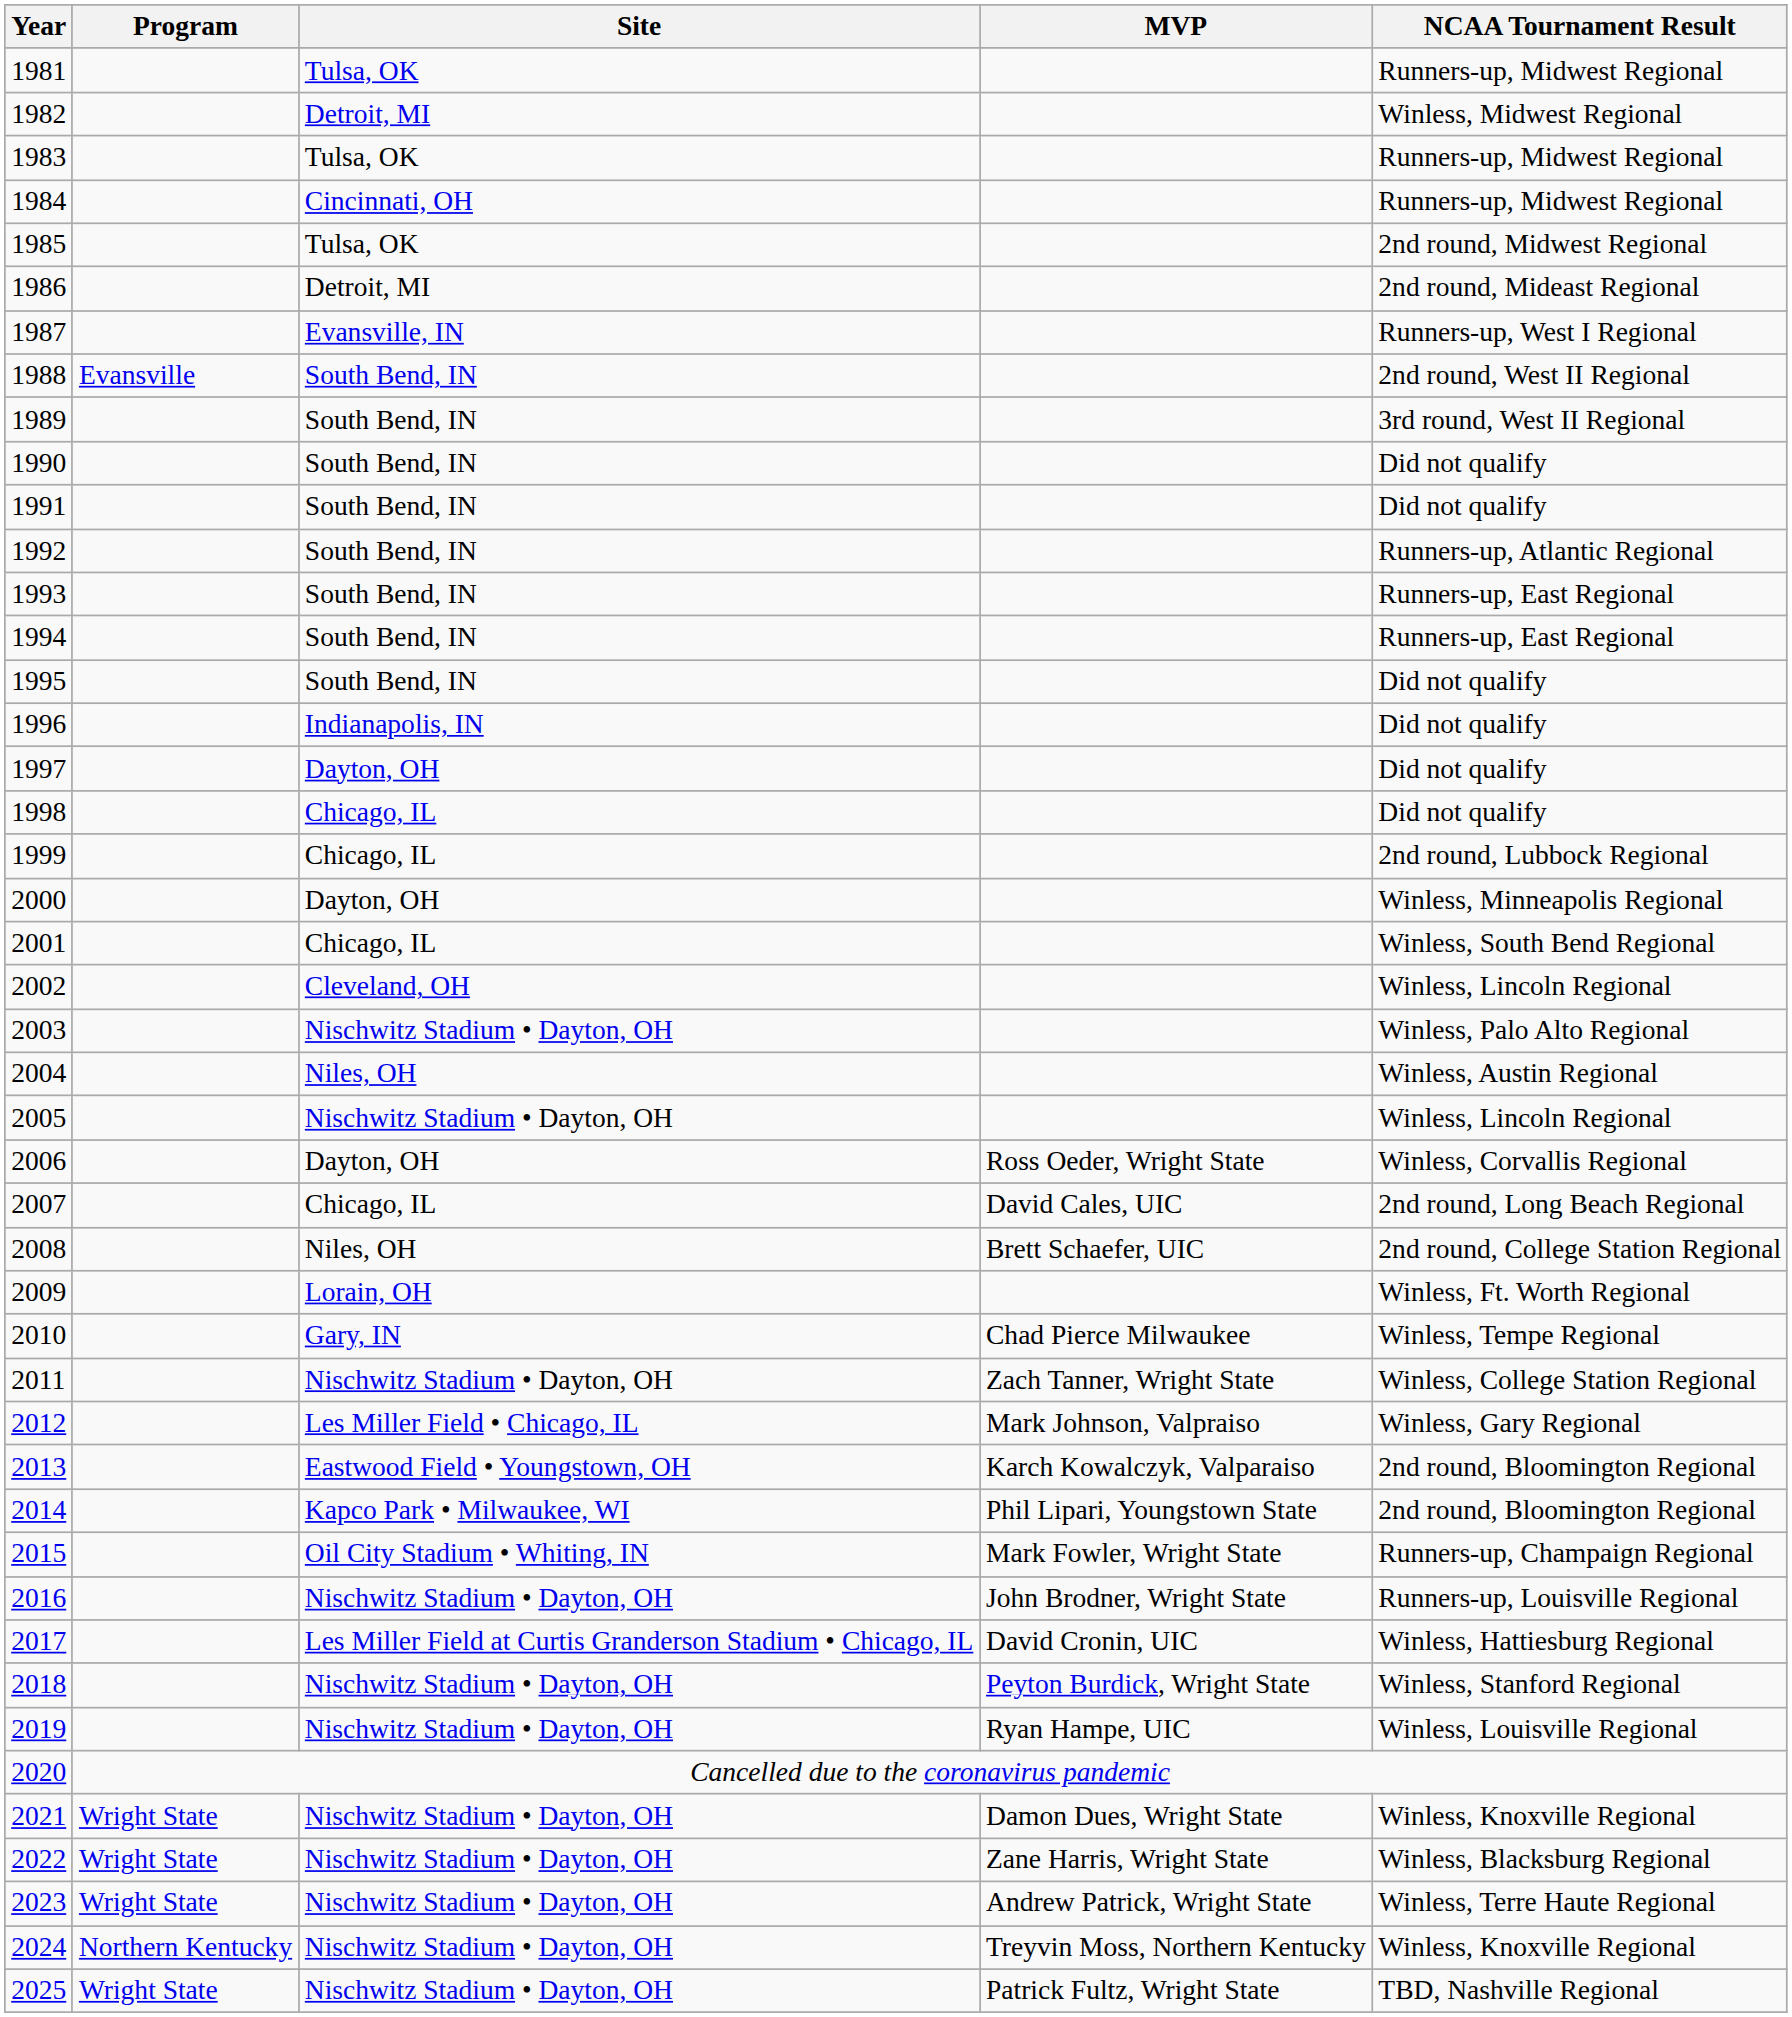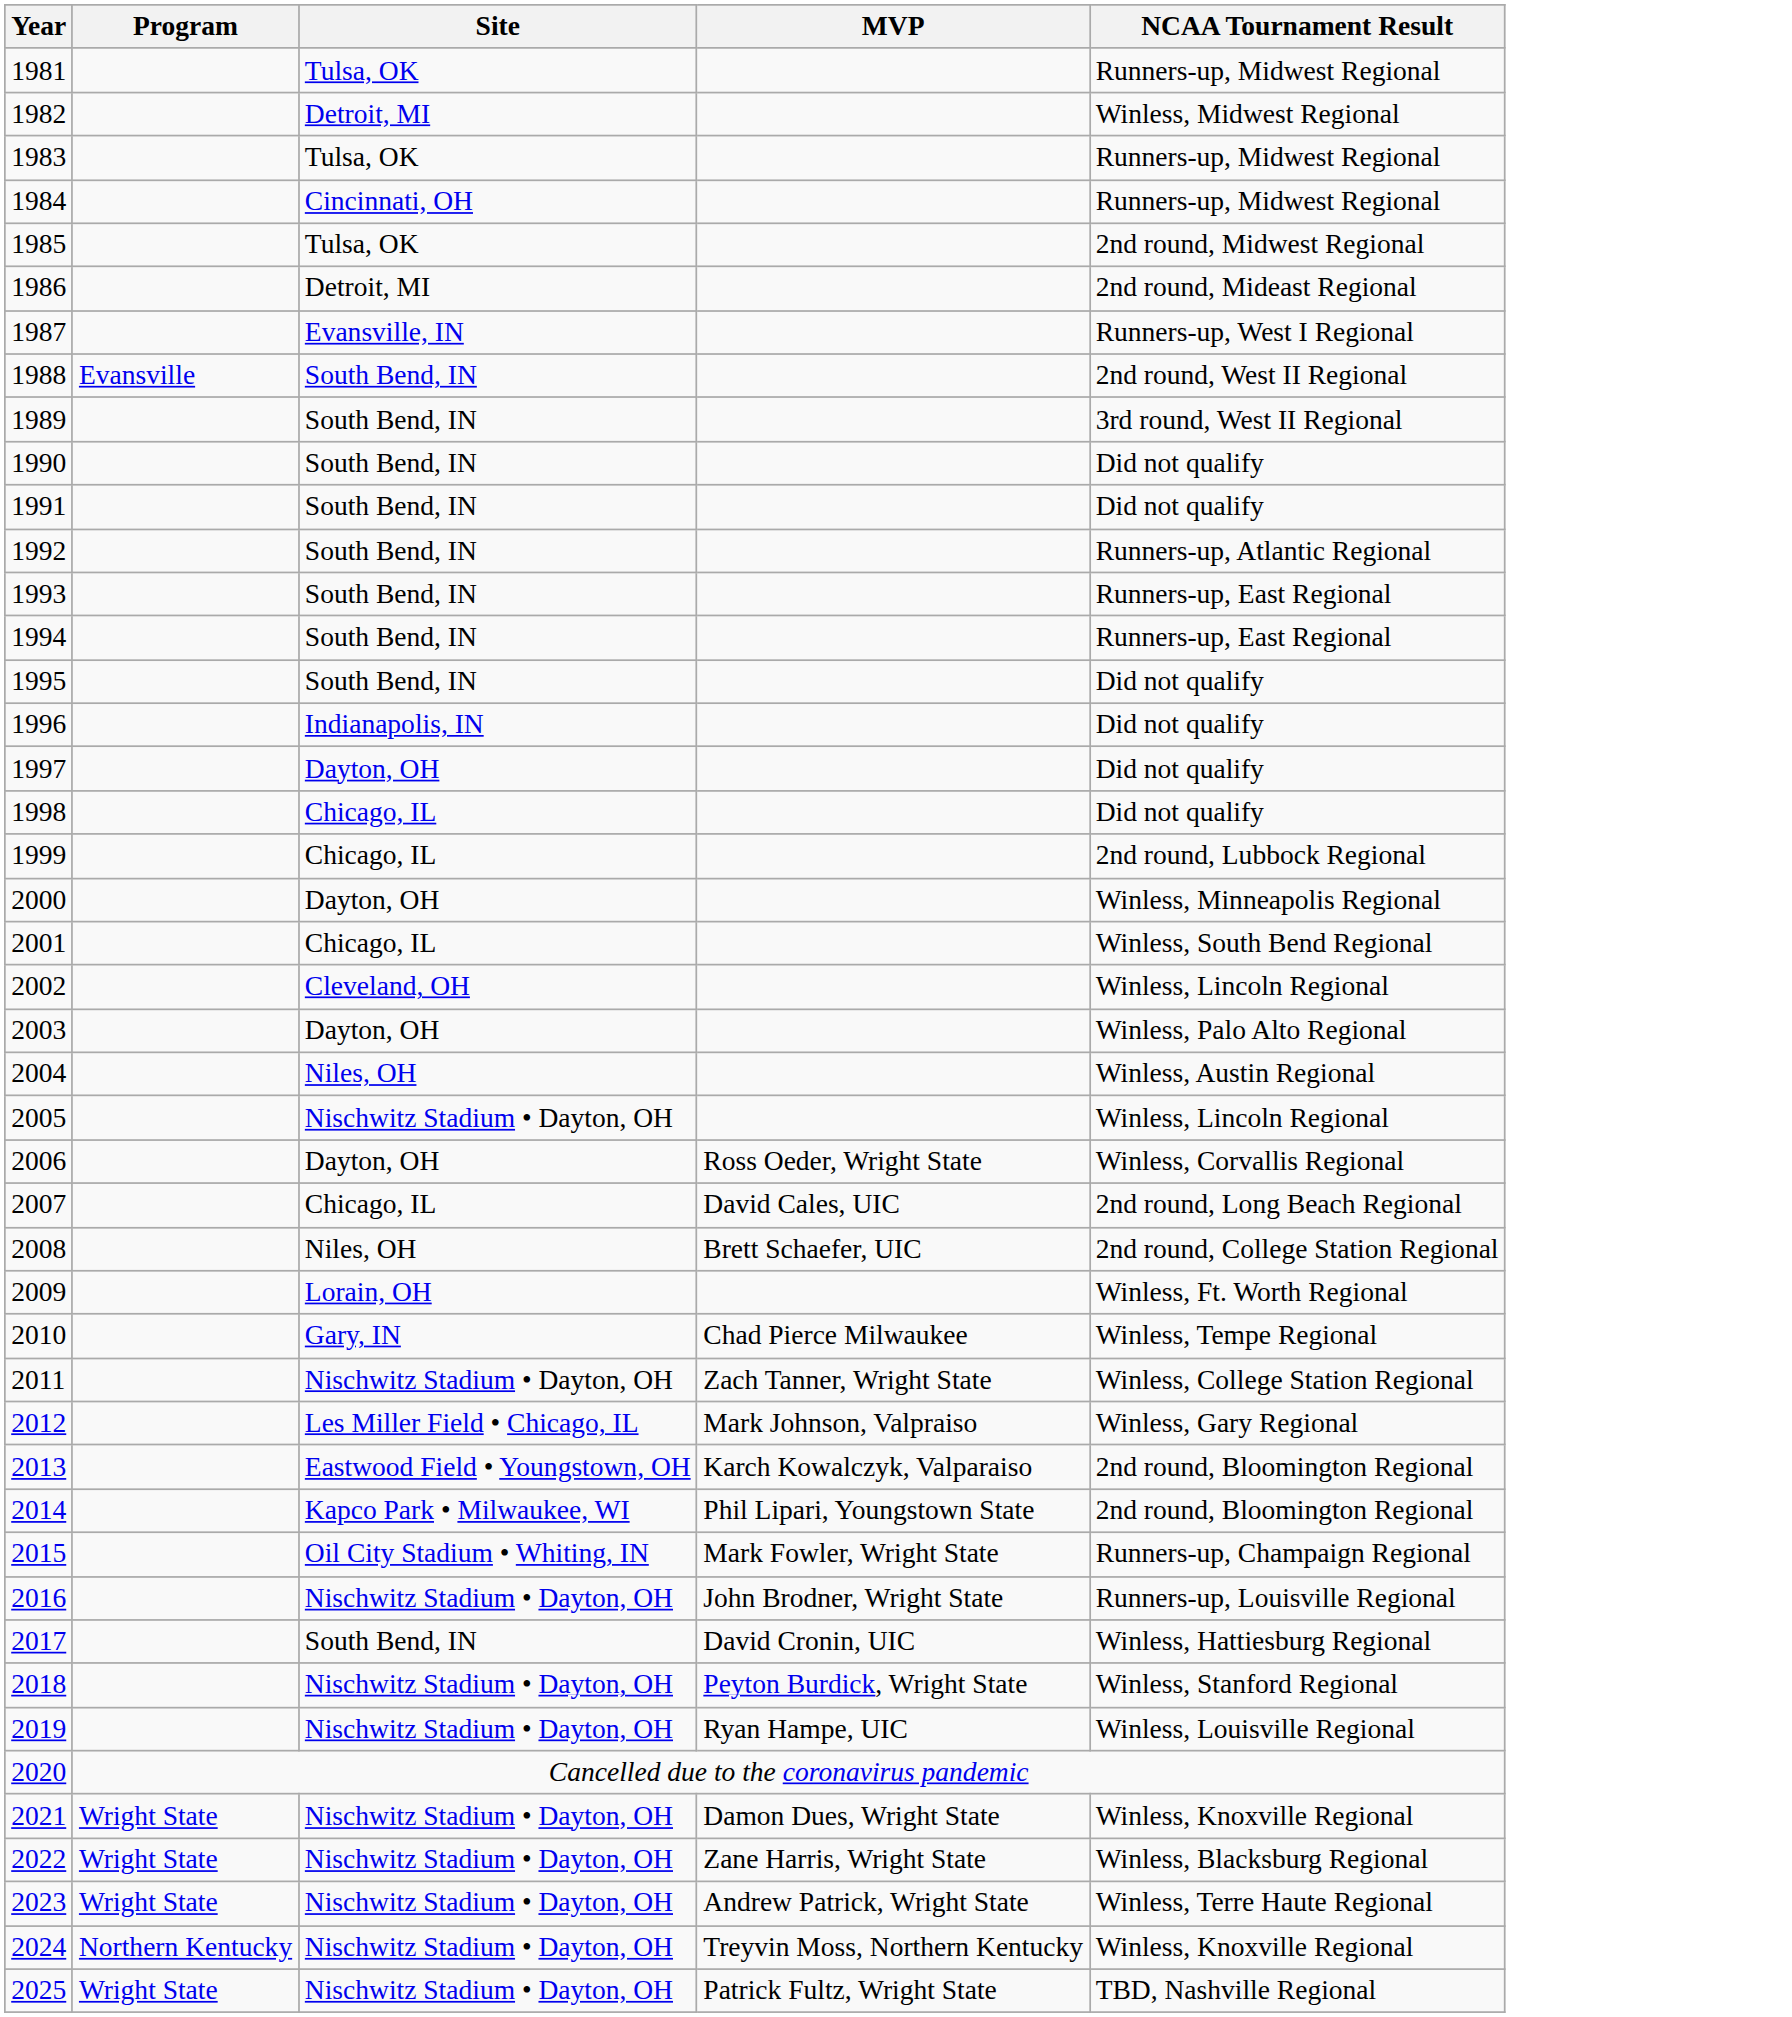(489, 1030) Nischwitz Stadium • Dayton, OH -> (372, 1030) Dayton, OH
(639, 1641) Les Miller Field at Curtis Granderson Stadium • Chicago, IL -> (391, 1641) South Bend, IN
